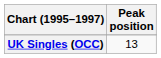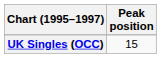(132, 44) 13 -> (132, 44) 15
